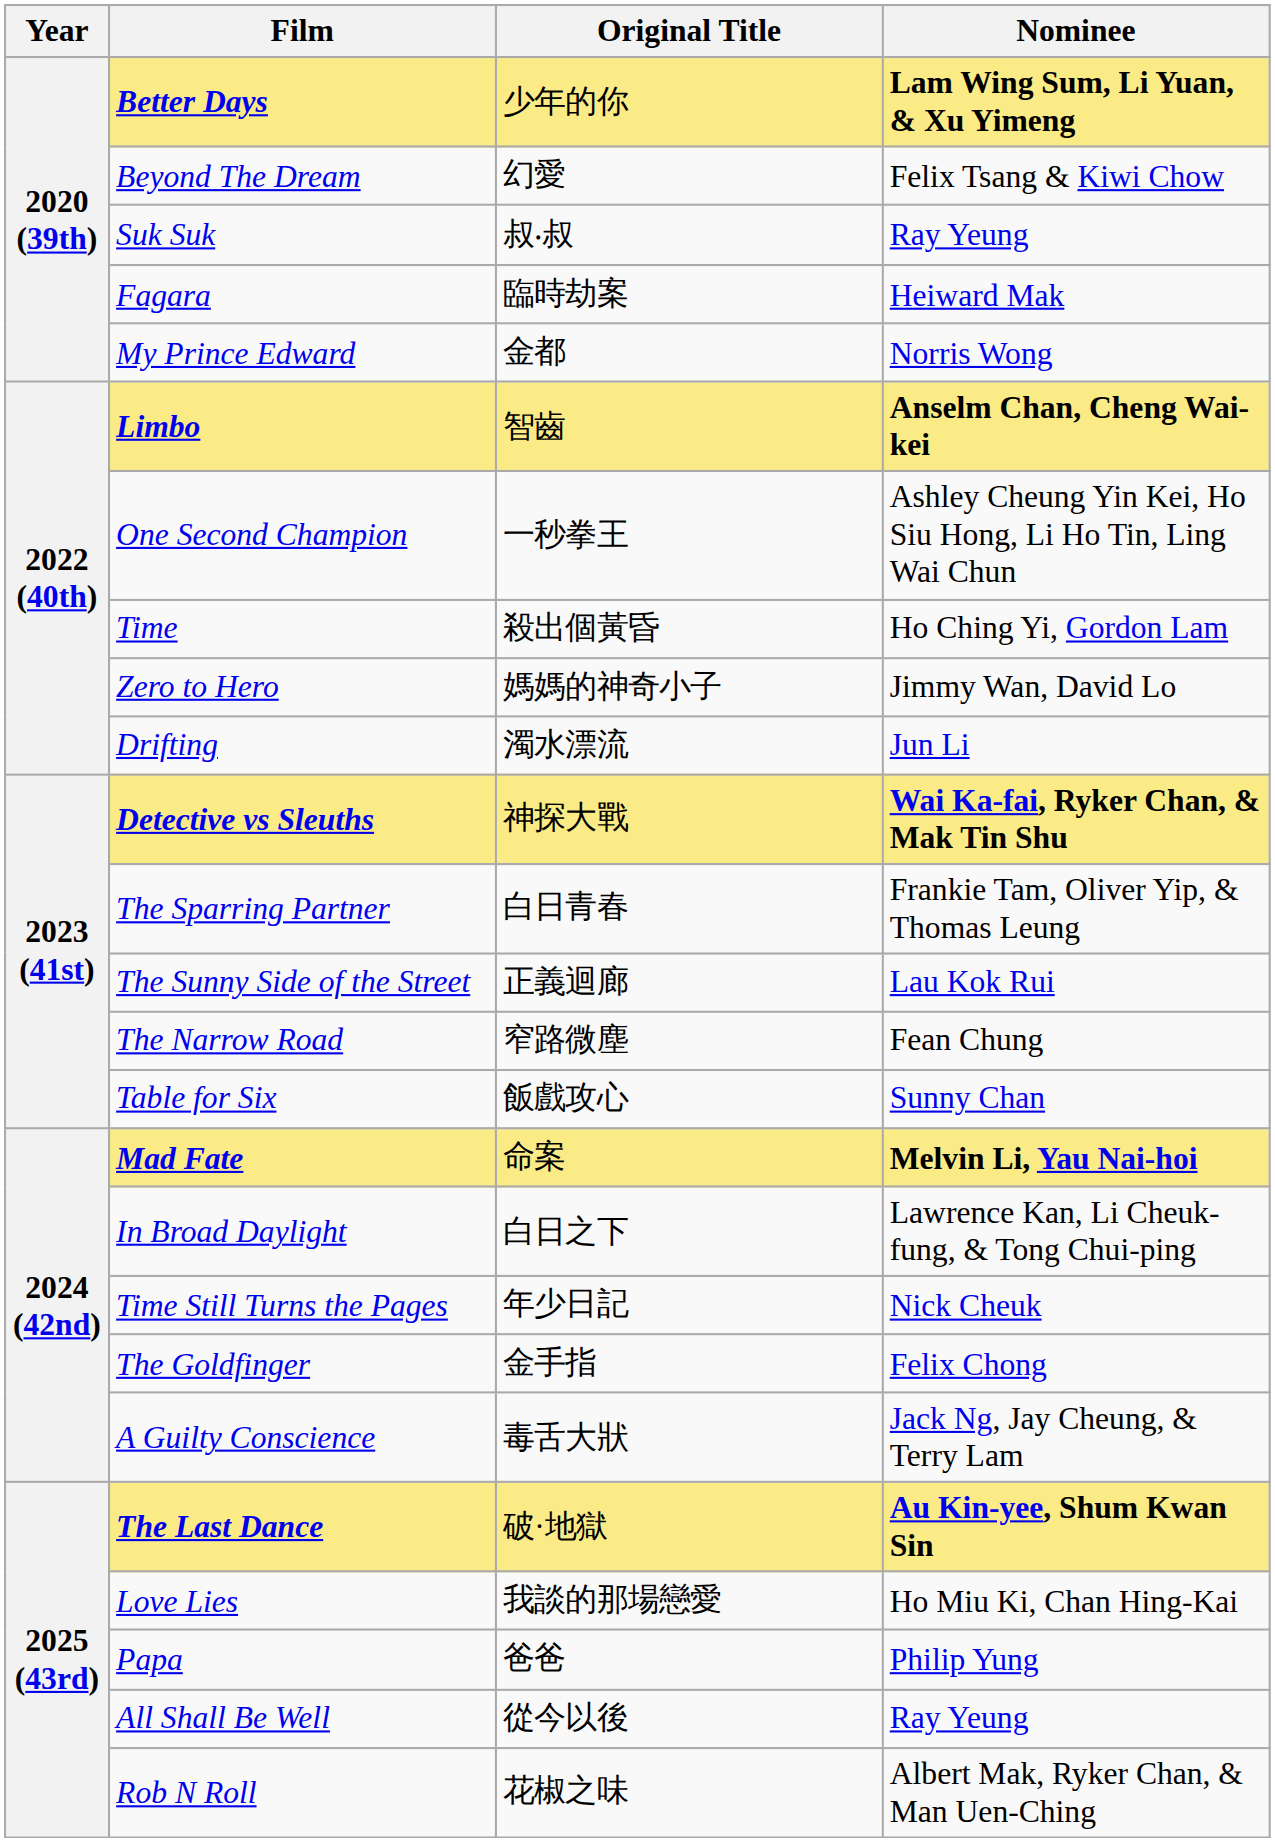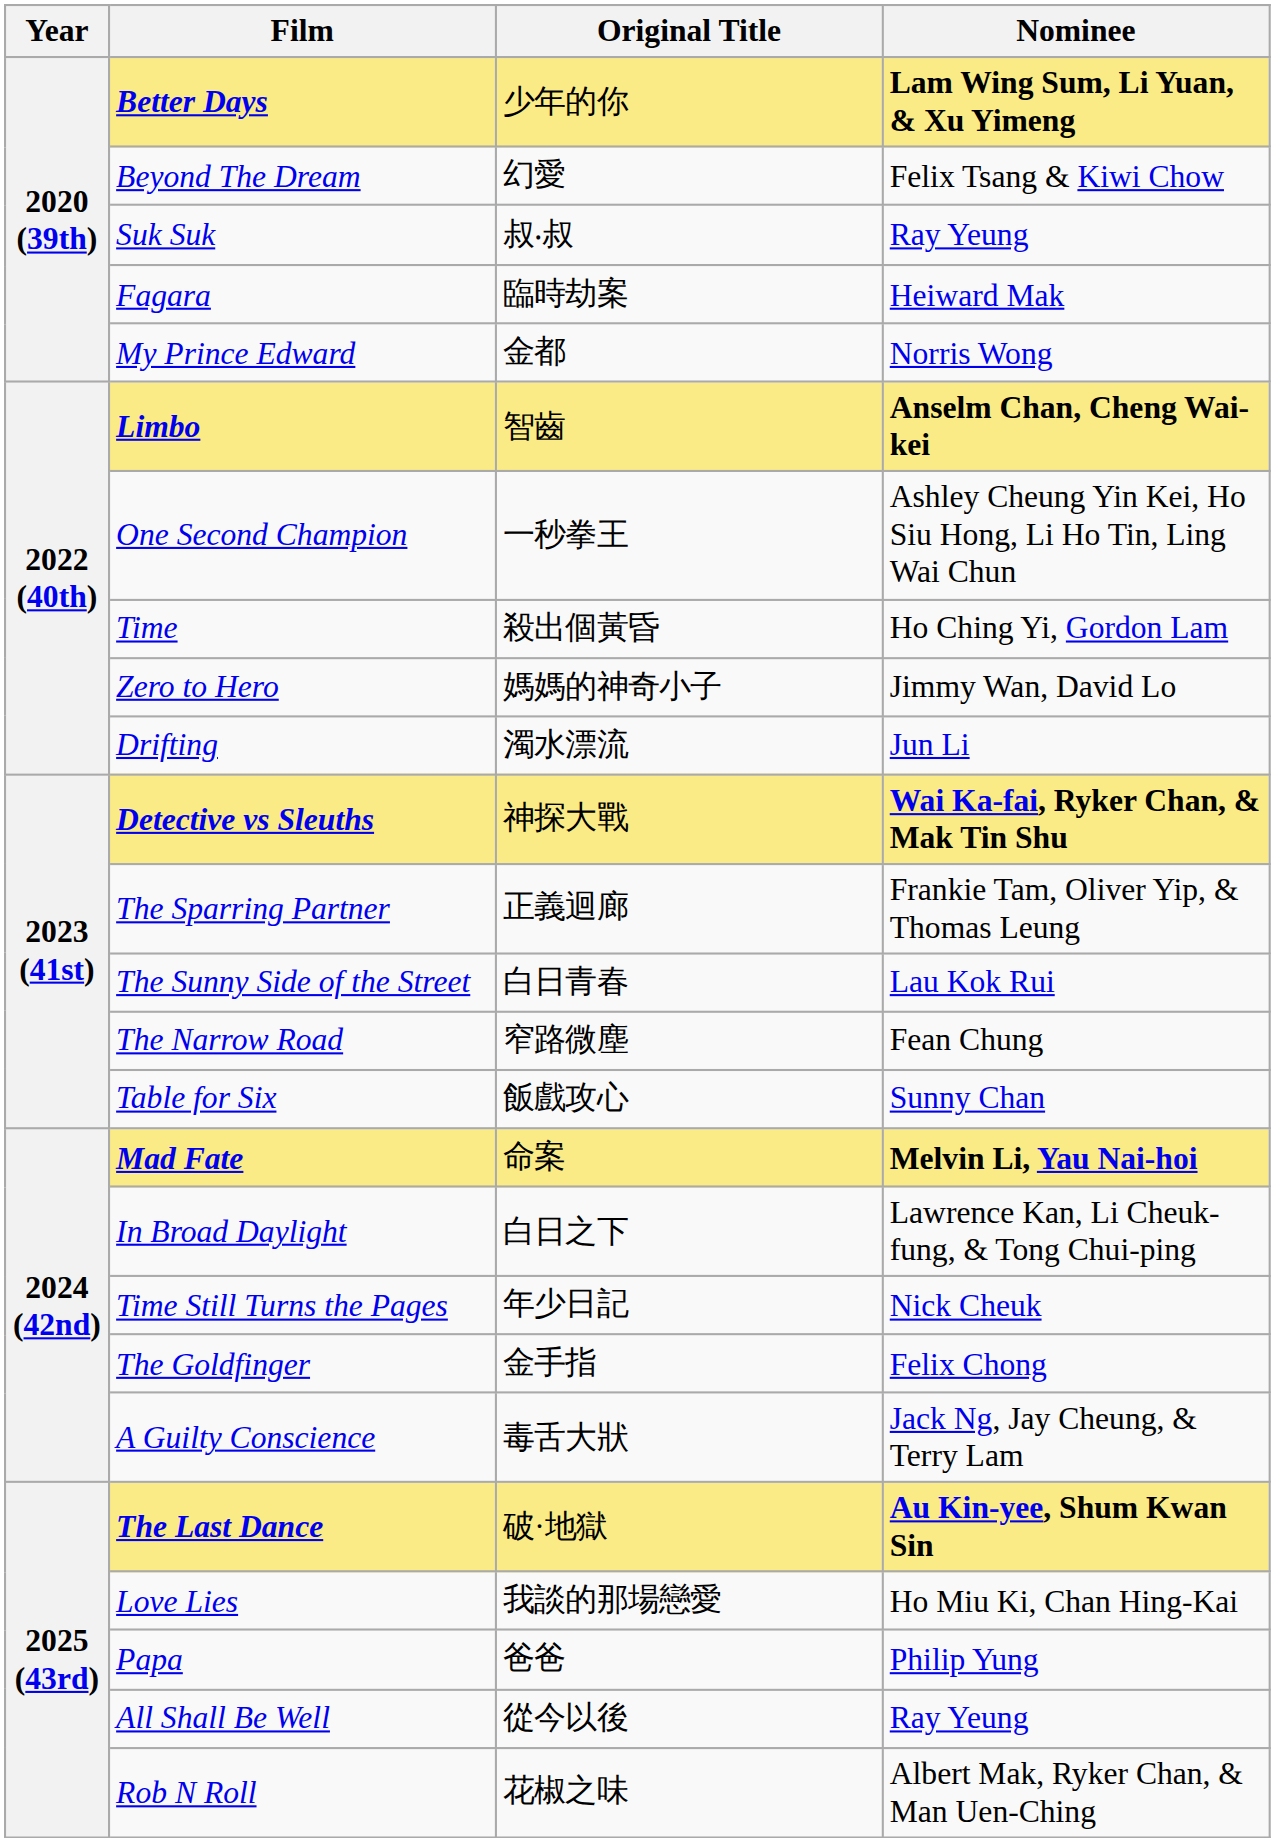(565, 906) 白日青春 -> (565, 906) 正義迴廊
(565, 980) 正義迴廊 -> (565, 980) 白日青春
